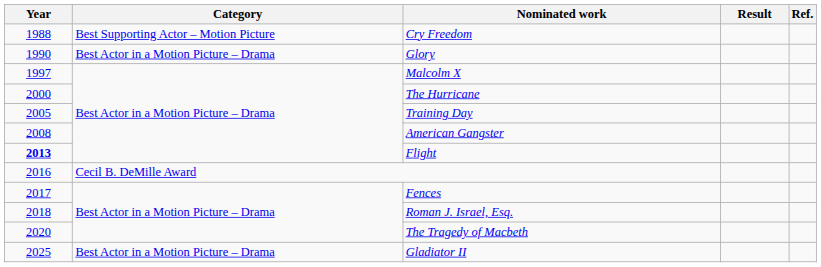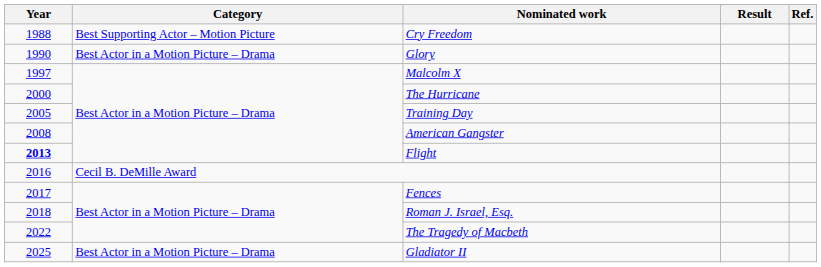(38, 232) 2020 -> (38, 232) 2022
